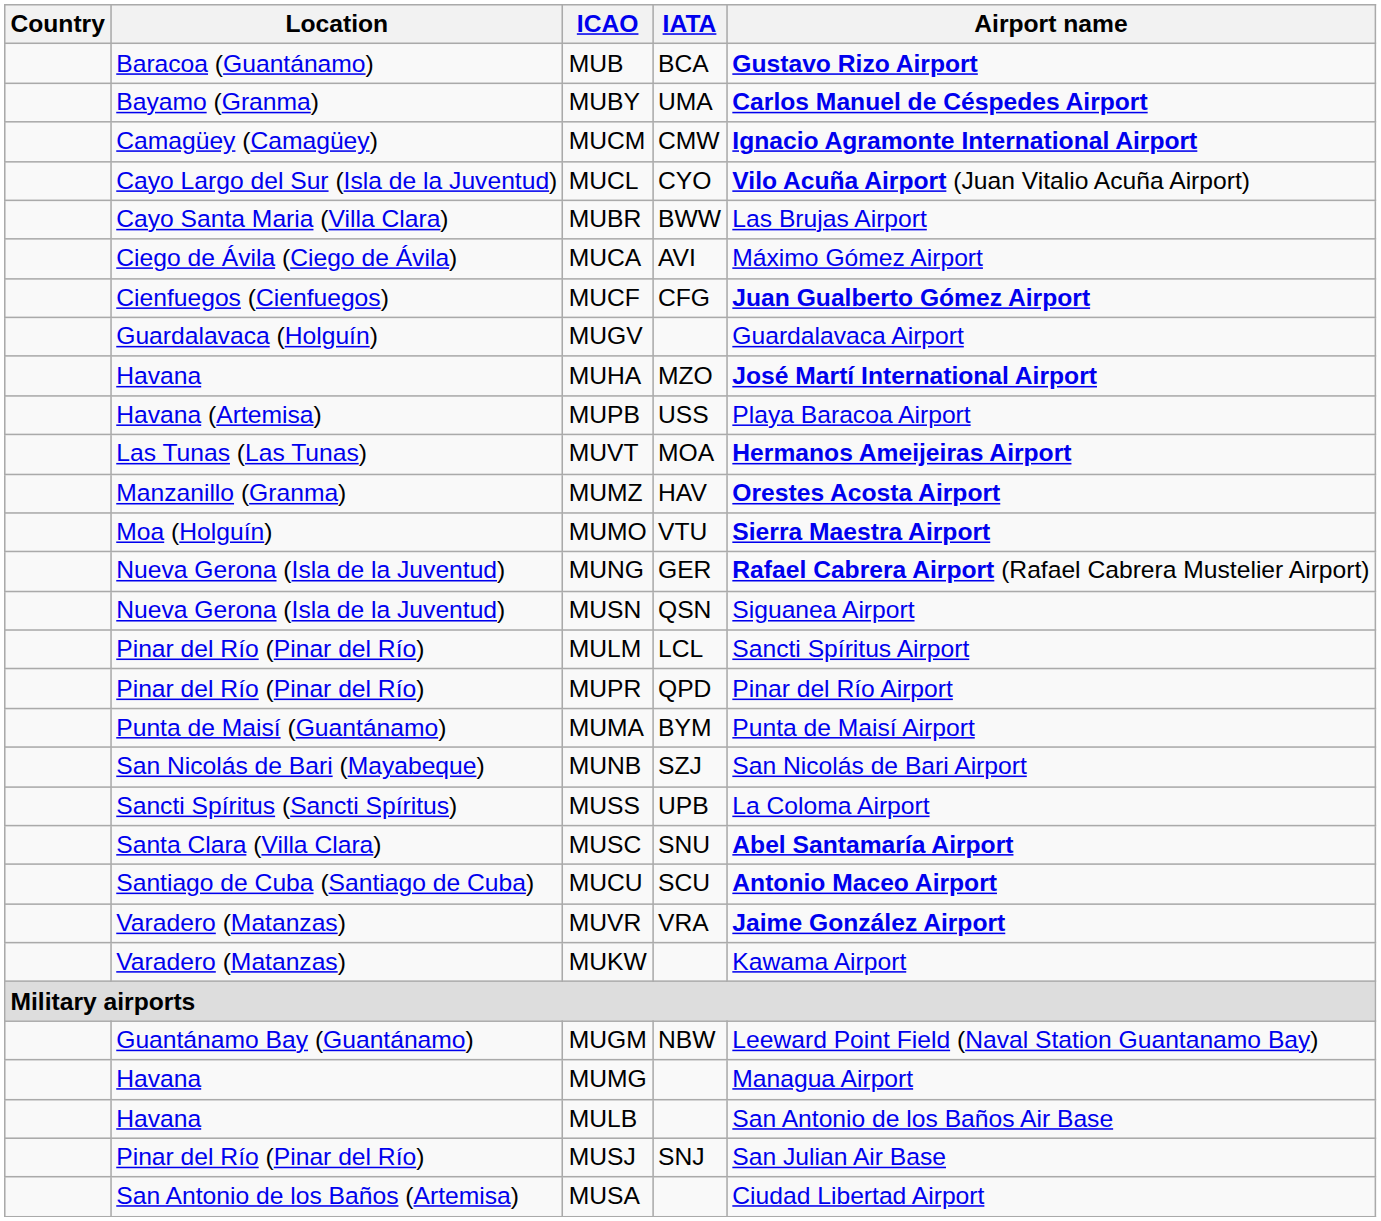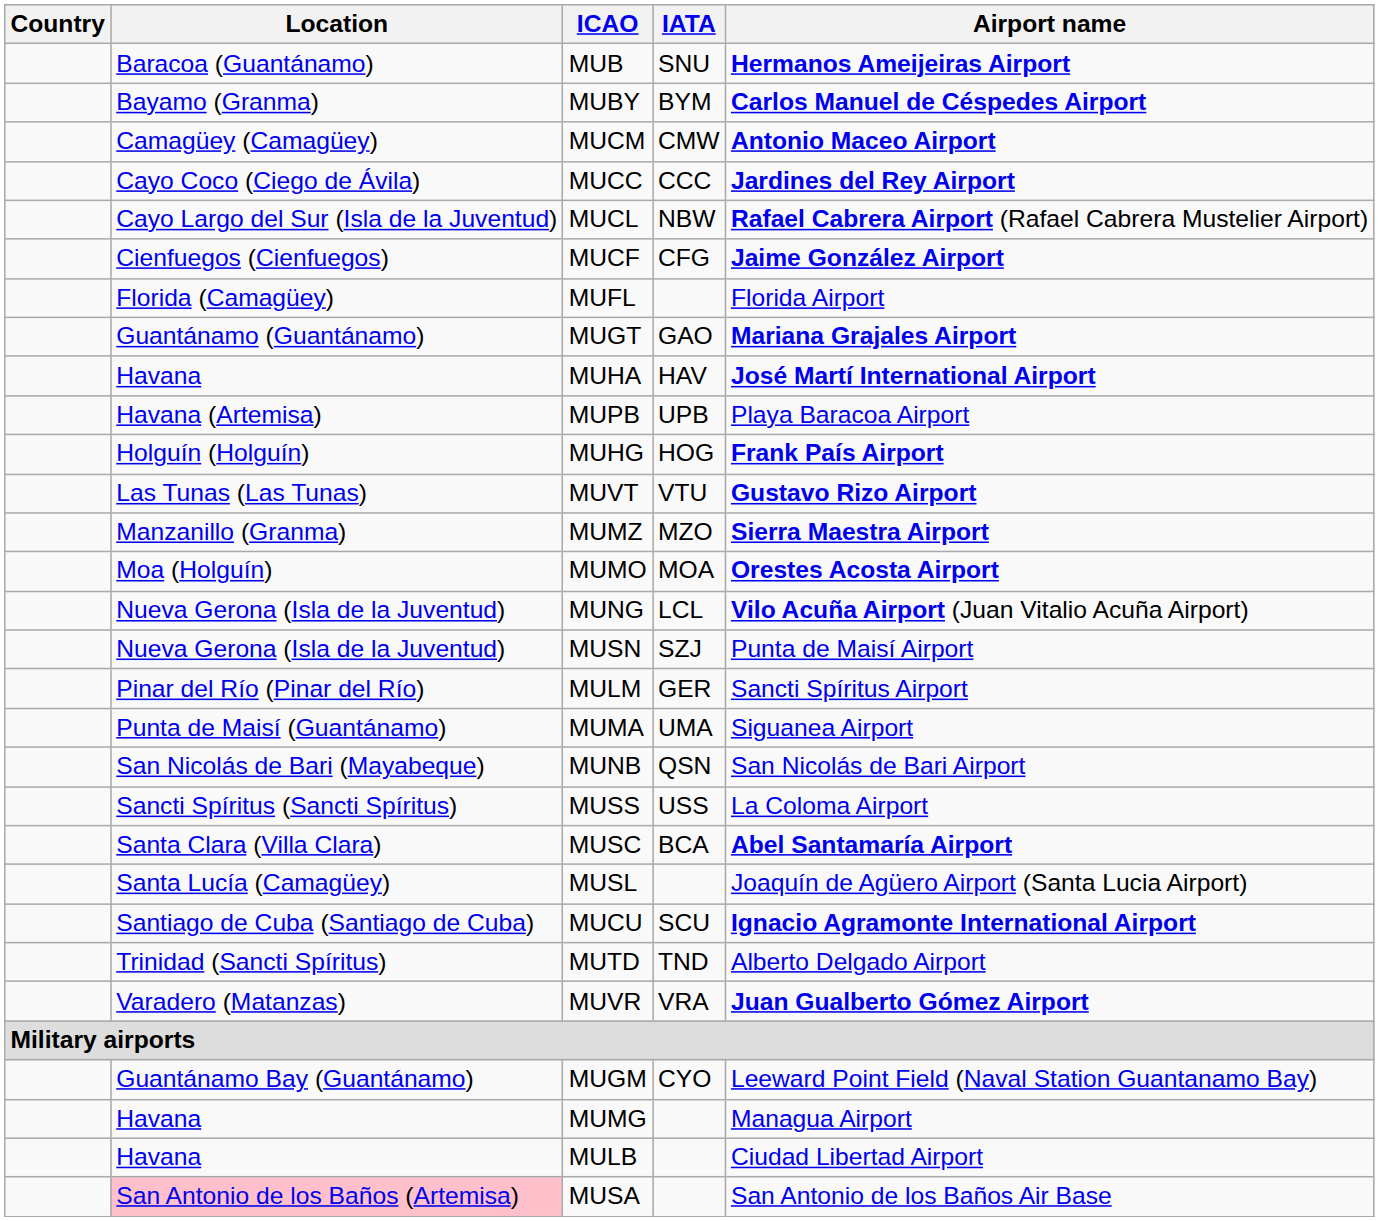(683, 63) BCA -> (684, 63) SNU
(855, 63) Gustavo Rizo Airport -> (901, 63) Hermanos Ameijeiras Airport
(685, 102) UMA -> (685, 102) BYM
(965, 141) Ignacio Agramonte International Airport -> (863, 141) Antonio Maceo Airport
+ row: (606, 180)
(685, 180) CYO -> (687, 219) NBW
(991, 180) Vilo Acuña Airport (Juan Vitalio Acuña Airport) -> (1050, 219) Rafael Cabrera Airport (Rafael Cabrera Mustelier Airport)
- row: (605, 219)
- row: (605, 258)
(911, 297) Juan Gualberto Gómez Airport -> (867, 258) Jaime González Airport
+ row: (602, 297)
+ row: (605, 336)
- row: (606, 336)
(685, 375) MZO -> (682, 375) HAV
(683, 414) USS -> (683, 414) UPB
+ row: (606, 453)
(686, 453) MOA -> (683, 492) VTU
(902, 453) Hermanos Ameijeiras Airport -> (854, 492) Gustavo Rizo Airport
(682, 492) HAV -> (685, 532) MZO
(866, 492) Orestes Acosta Airport -> (860, 532) Sierra Maestra Airport
(683, 532) VTU -> (686, 571) MOA
(861, 532) Sierra Maestra Airport -> (865, 571) Orestes Acosta Airport
(685, 571) GER -> (681, 610) LCL
(1051, 571) Rafael Cabrera Airport (Rafael Cabrera Mustelier Airport) -> (990, 610) Vilo Acuña Airport (Juan Vitalio Acuña Airport)
(685, 610) QSN -> (680, 649) SZJ
(823, 610) Siguanea Airport -> (852, 649) Punta de Maisí Airport
(681, 649) LCL -> (685, 688) GER
- row: (605, 688)
(685, 727) BYM -> (685, 727) UMA
(854, 727) Punta de Maisí Airport -> (822, 727) Siguanea Airport
(680, 766) SZJ -> (685, 766) QSN
(683, 805) UPB -> (683, 805) USS
(684, 844) SNU -> (683, 844) BCA
+ row: (603, 883)
(865, 883) Antonio Maceo Airport -> (963, 922) Ignacio Agramonte International Airport
+ row: (604, 961)
(869, 922) Jaime González Airport -> (910, 1000) Juan Gualberto Gómez Airport
- row: (608, 961)
(687, 1040) NBW -> (685, 1079) CYO
(923, 1118) San Antonio de los Baños Air Base -> (857, 1157) Ciudad Libertad Airport
- row: (602, 1157)
(318, 1196) no background -> (318, 1196) pink background
(858, 1196) Ciudad Libertad Airport -> (921, 1196) San Antonio de los Baños Air Base
